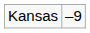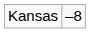(73, 16) –9 -> (73, 16) –8
